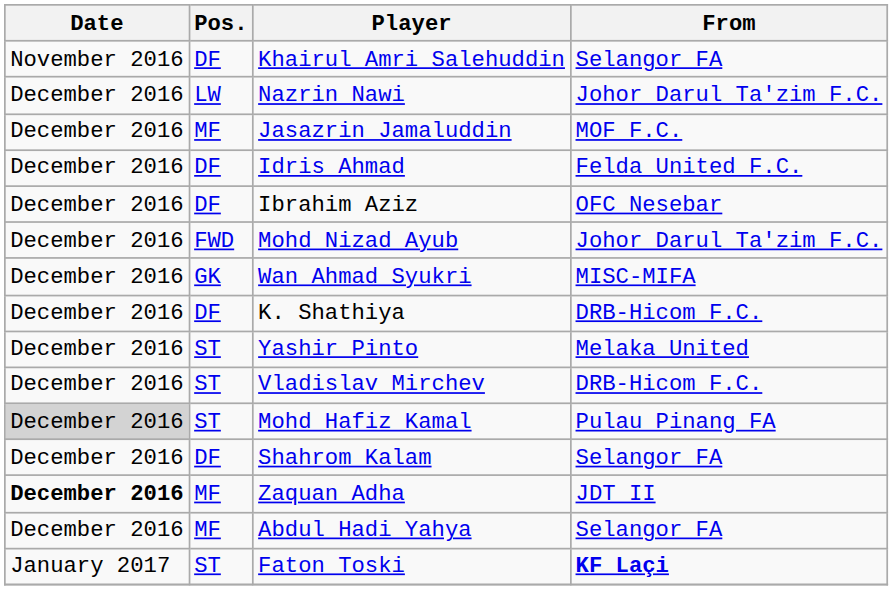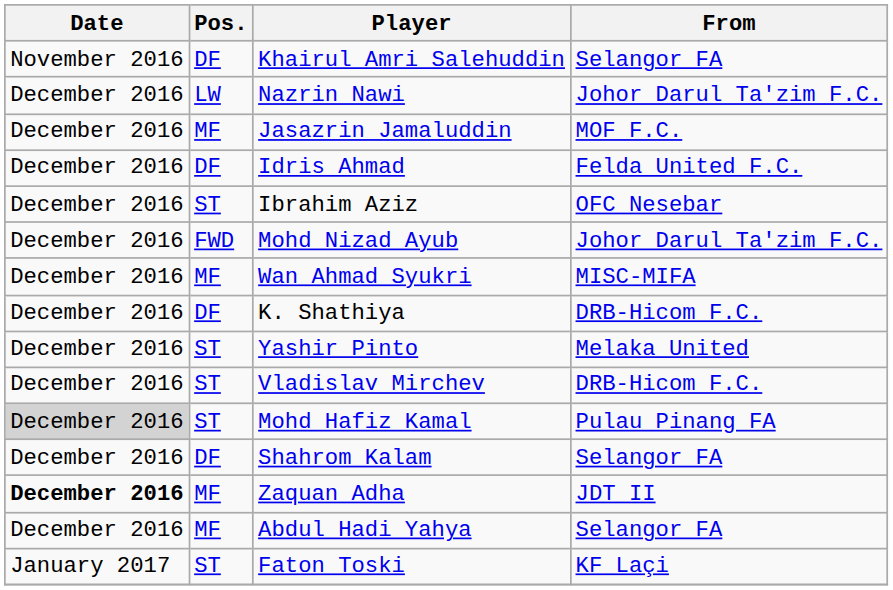(208, 204) DF -> (208, 204) ST
(208, 277) GK -> (208, 277) MF
(622, 566) bold -> (622, 566) normal
